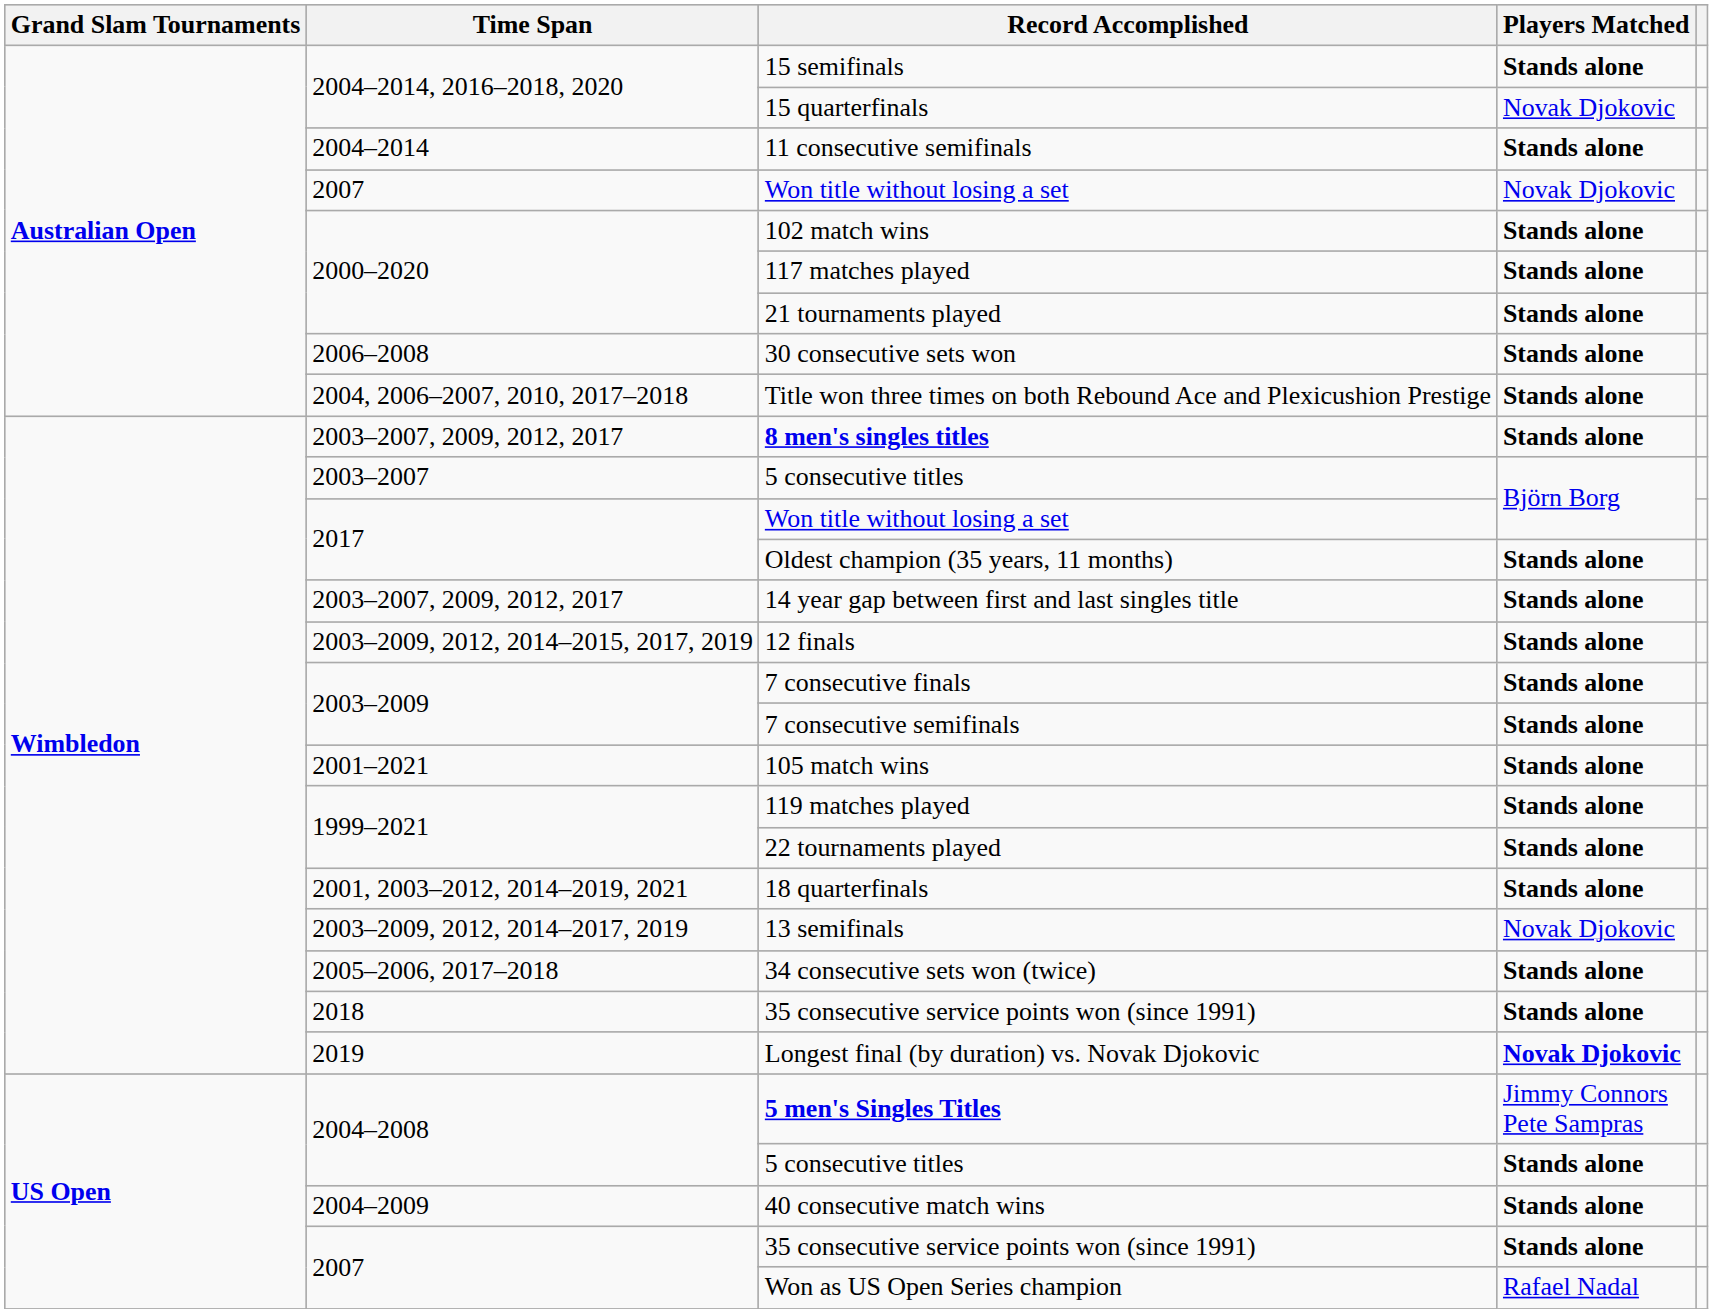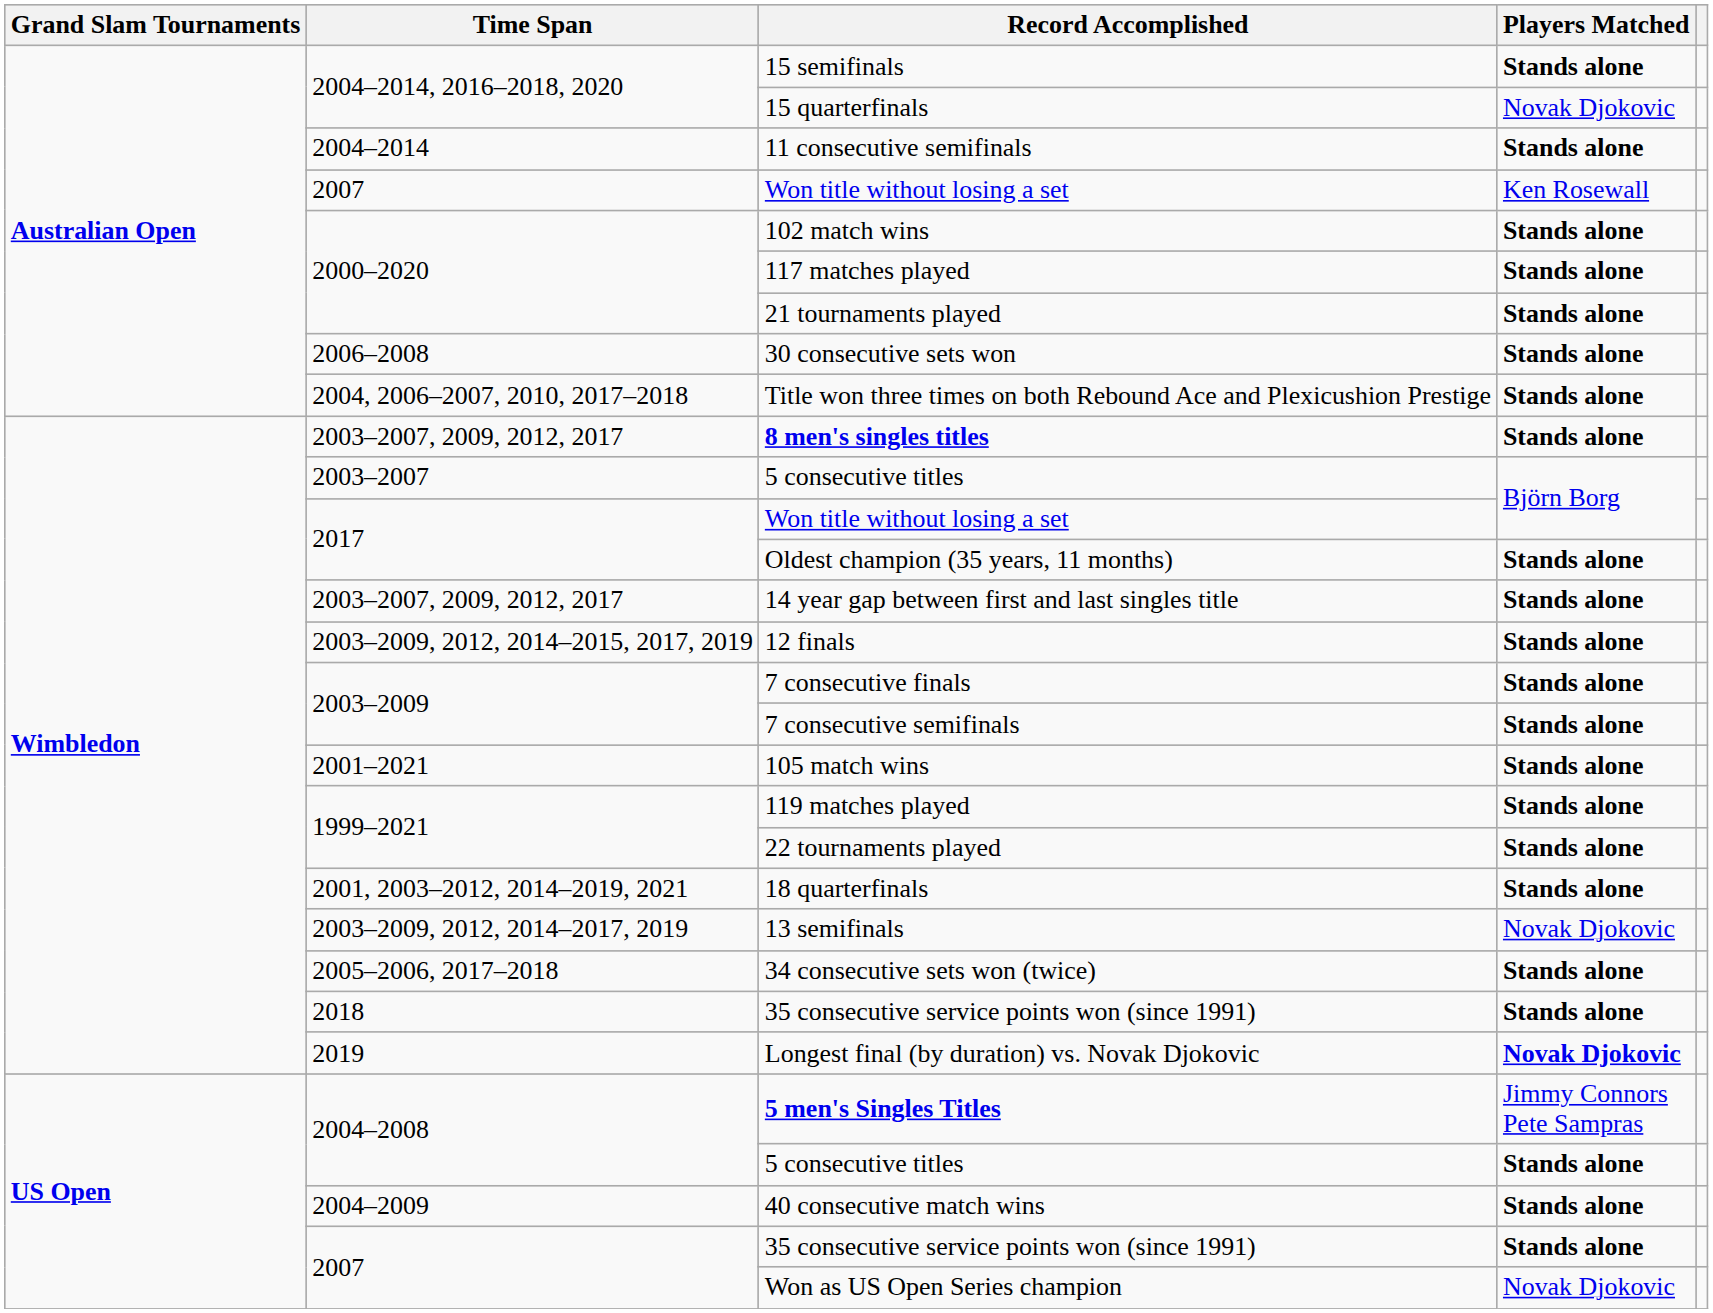(1589, 189) Novak Djokovic -> (1576, 189) Ken Rosewall
(1571, 1287) Rafael Nadal -> (1589, 1287) Novak Djokovic
